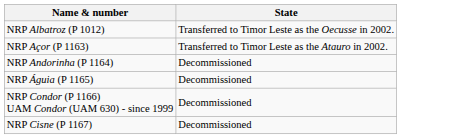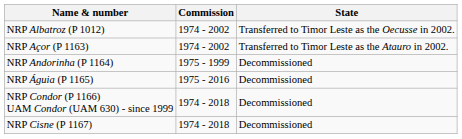+ column: (206, 12)
